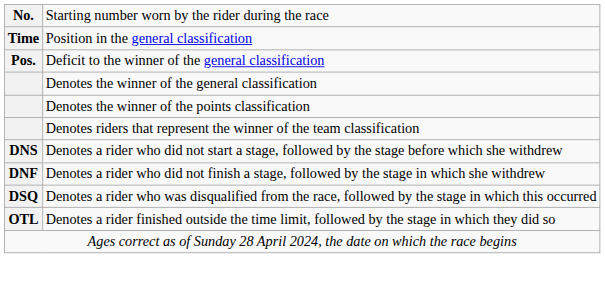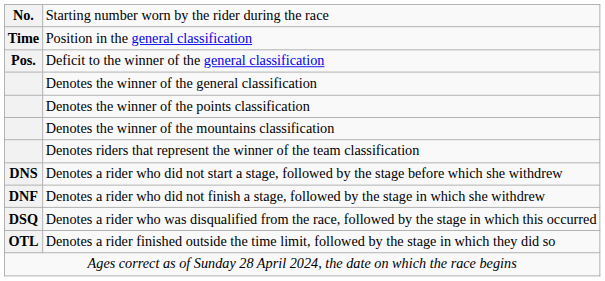+ row: (190, 128)
